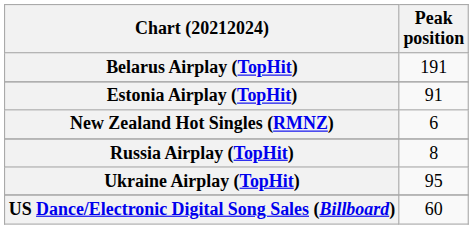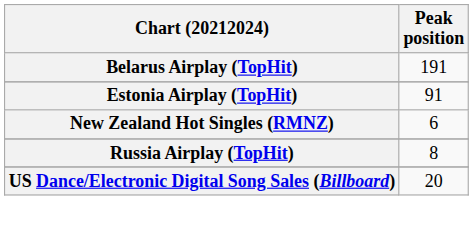- row: (202, 180)
(434, 209) 60 -> (434, 180) 20
